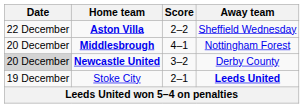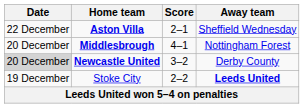(179, 29) 2–2 -> (179, 29) 2–1
(179, 78) 2–1 -> (179, 78) 2–2
